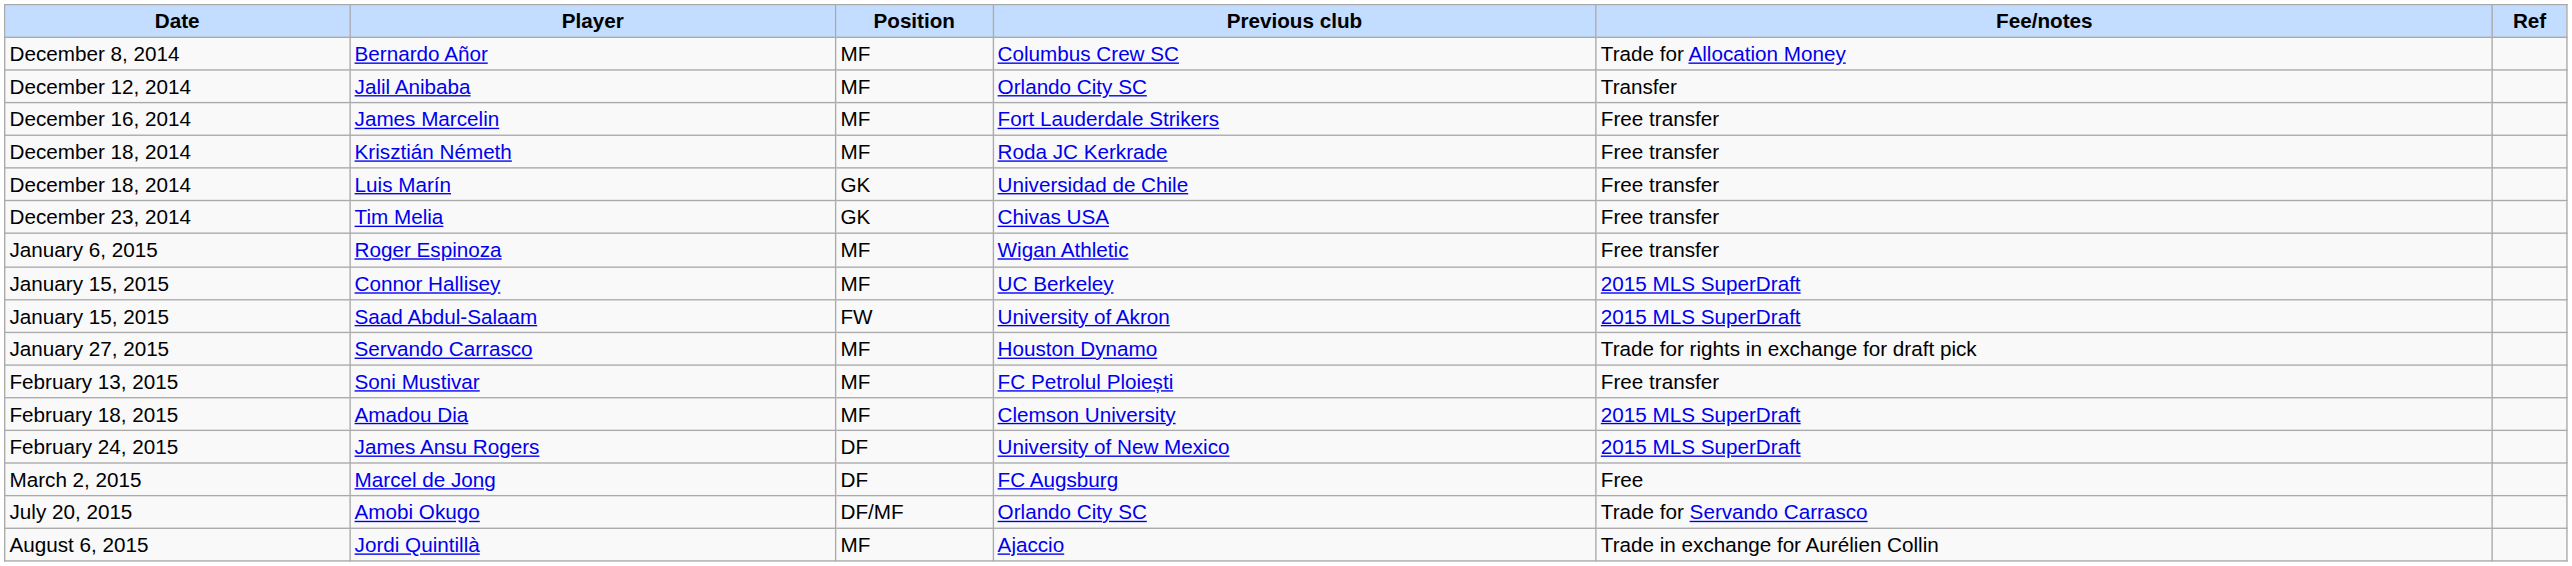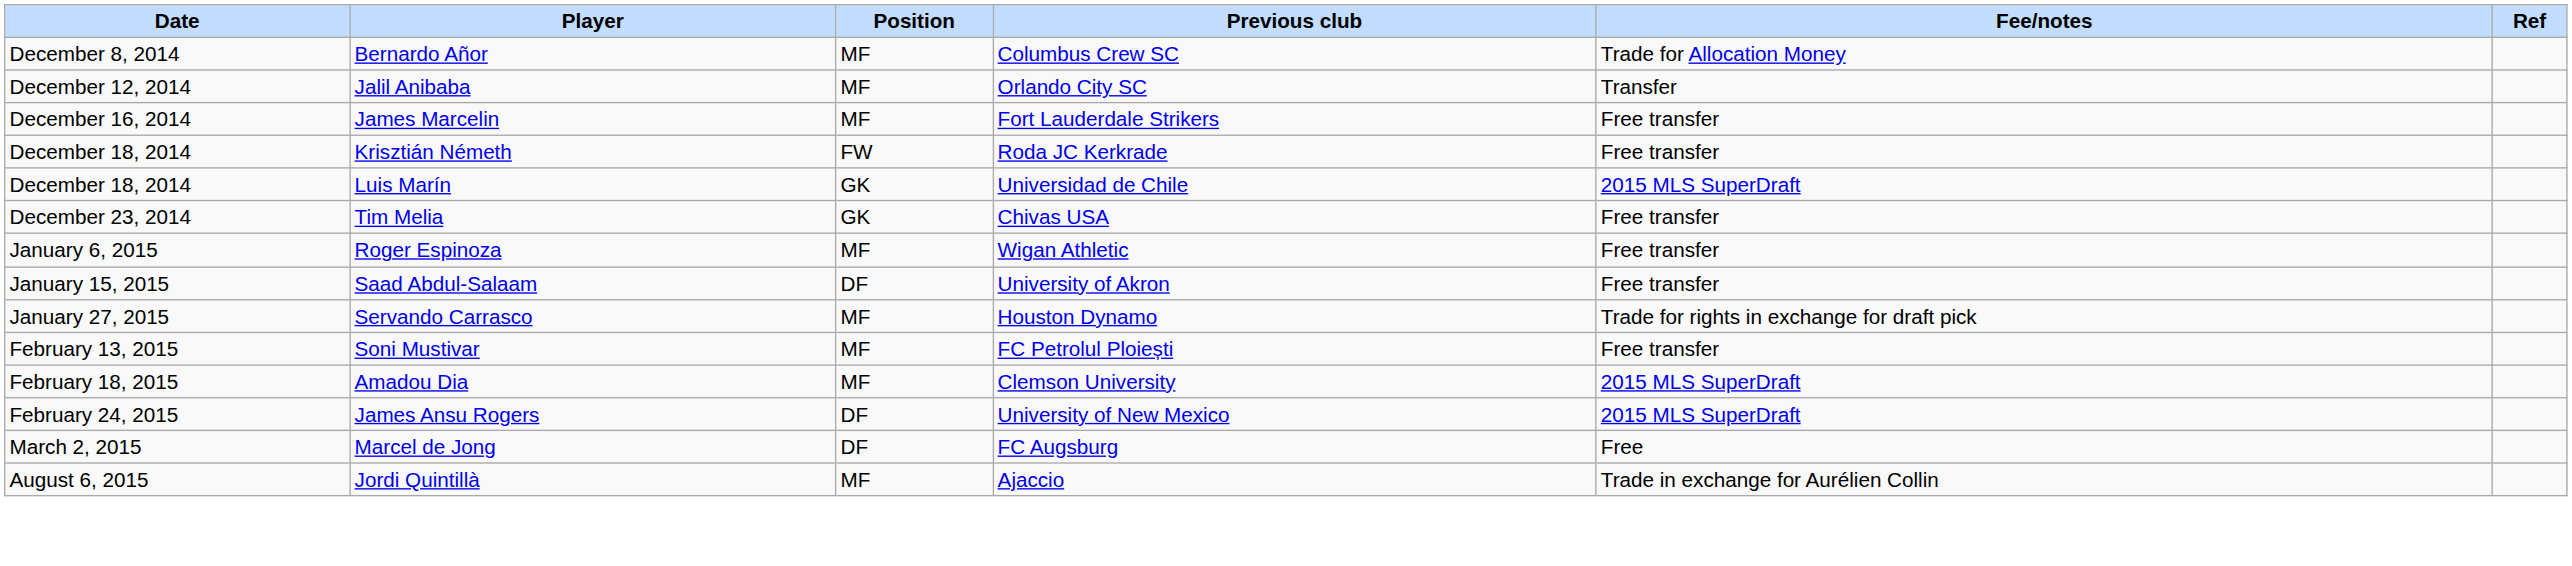(855, 152) MF -> (857, 152) FW
(1660, 185) Free transfer -> (1701, 185) 2015 MLS SuperDraft
- row: (427, 283)
(857, 316) FW -> (854, 283) DF
(1701, 316) 2015 MLS SuperDraft -> (1660, 283) Free transfer
- row: (417, 512)
